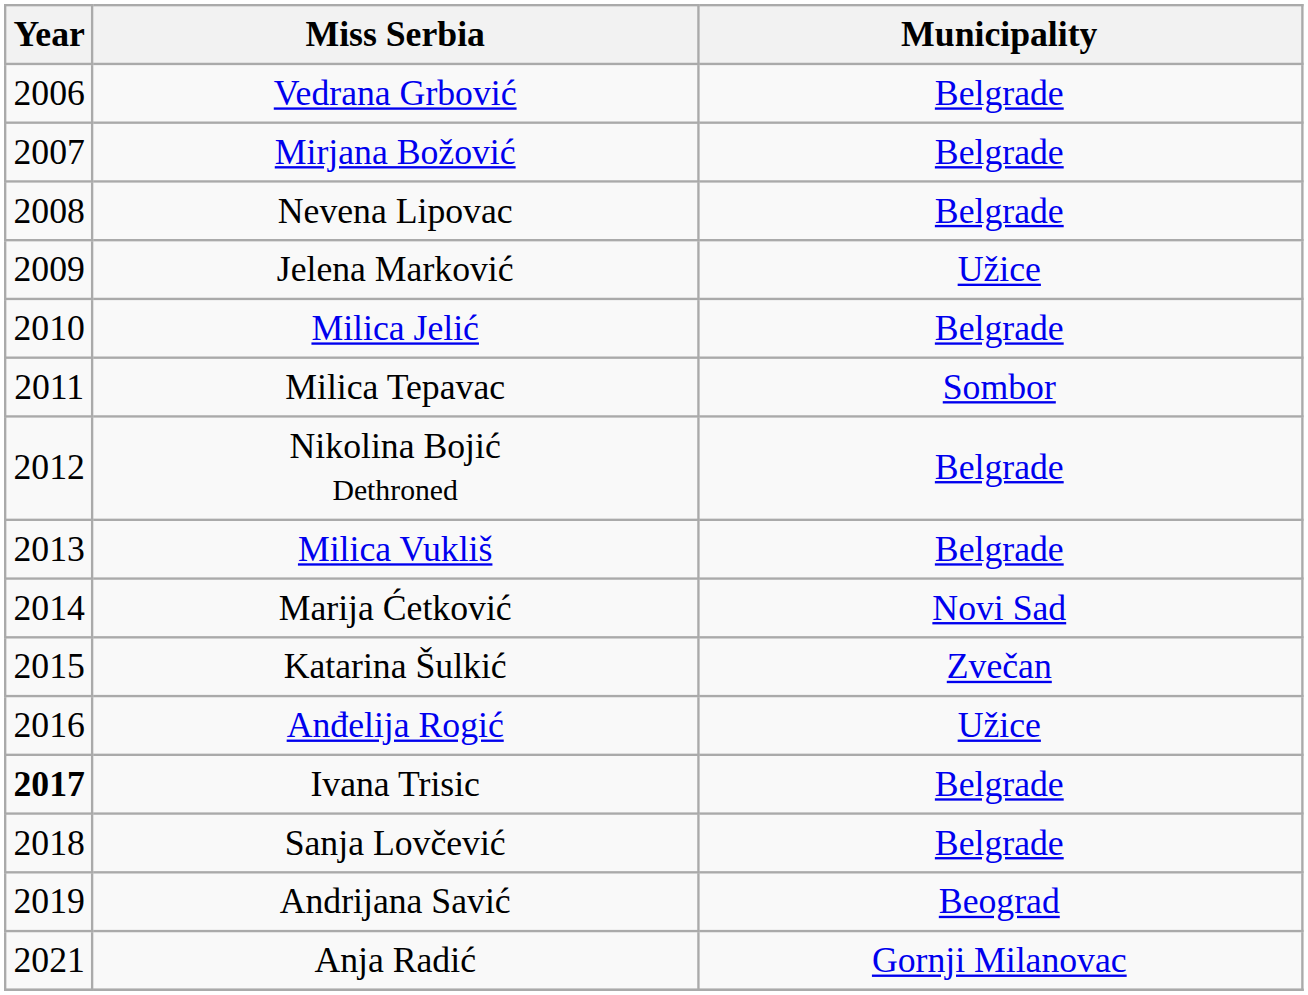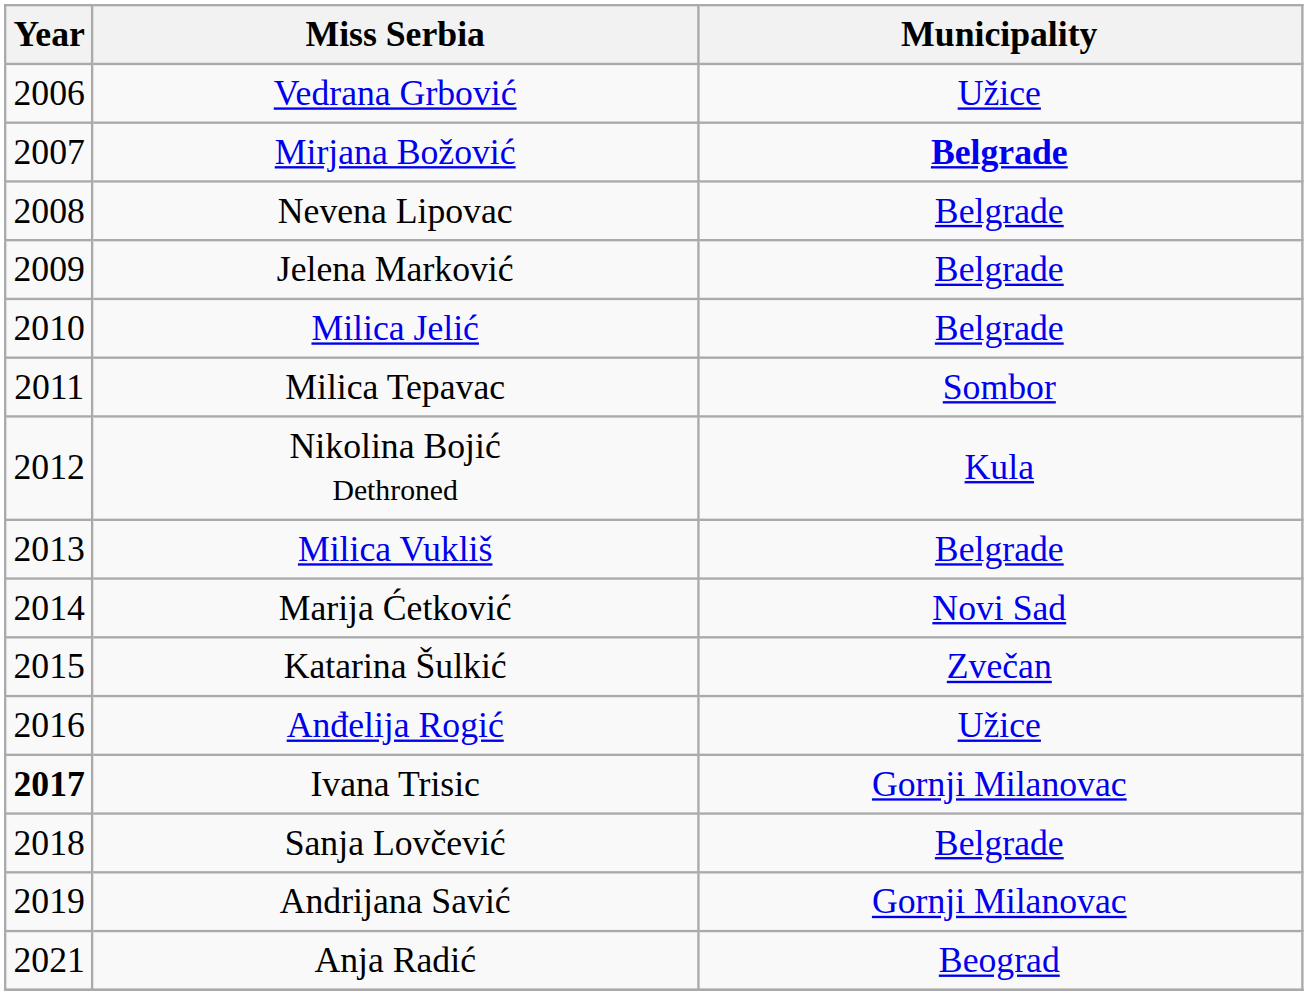(999, 93) Belgrade -> (999, 93) Užice
(999, 151) normal -> (999, 151) bold
(999, 269) Užice -> (999, 269) Belgrade
(999, 467) Belgrade -> (999, 467) Kula
(999, 783) Belgrade -> (999, 783) Gornji Milanovac
(999, 900) Beograd -> (999, 900) Gornji Milanovac
(999, 959) Gornji Milanovac -> (999, 959) Beograd
